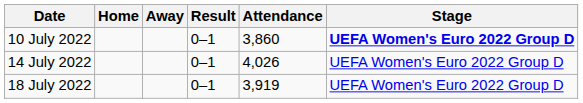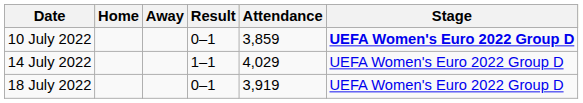(261, 39) 3,860 -> (261, 39) 3,859
(203, 62) 0–1 -> (203, 62) 1–1
(261, 62) 4,026 -> (261, 62) 4,029
